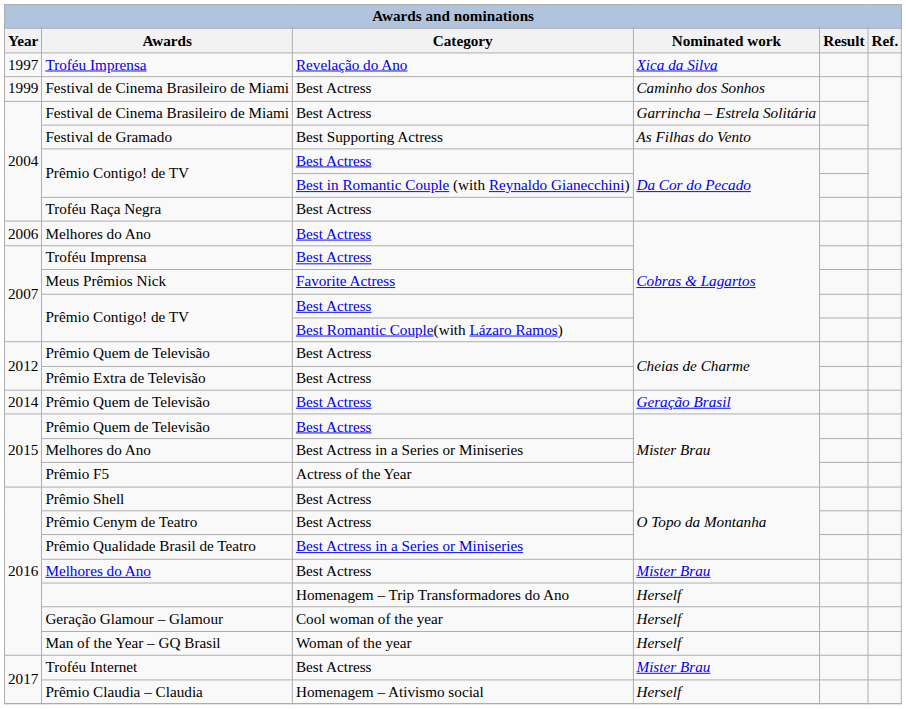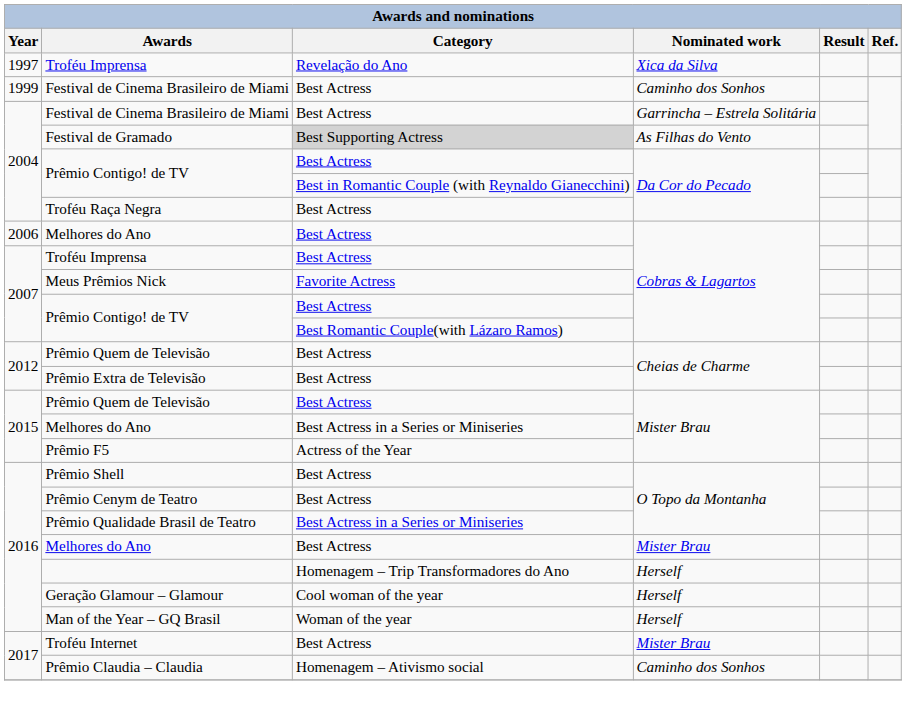(369, 137) no background -> (369, 137) lightgrey background
- row: (23, 402)
(659, 691) Herself -> (701, 667) Caminho dos Sonhos
